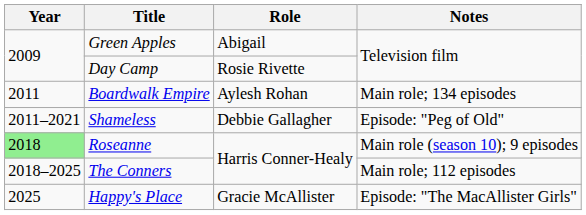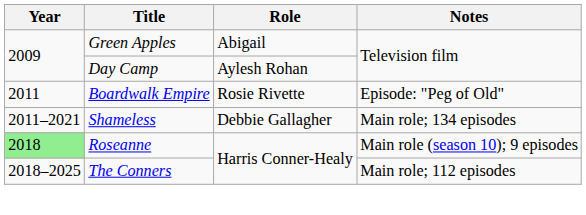(261, 68) Rosie Rivette -> (262, 68) Aylesh Rohan
(262, 94) Aylesh Rohan -> (261, 94) Rosie Rivette
(438, 94) Main role; 134 episodes -> (432, 94) Episode: "Peg of Old"
(432, 119) Episode: "Peg of Old" -> (438, 119) Main role; 134 episodes
- row: (135, 196)
